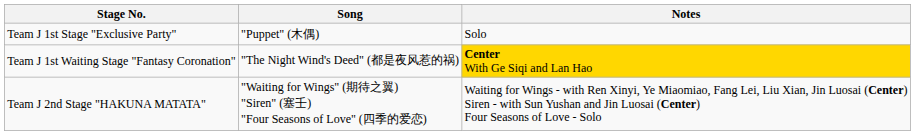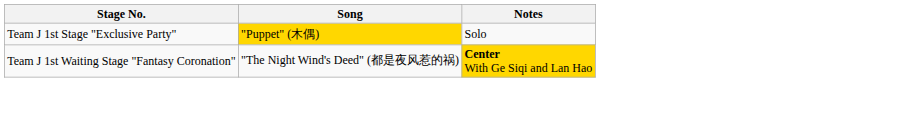(280, 33) no background -> (280, 33) gold background
- row: (106, 103)
